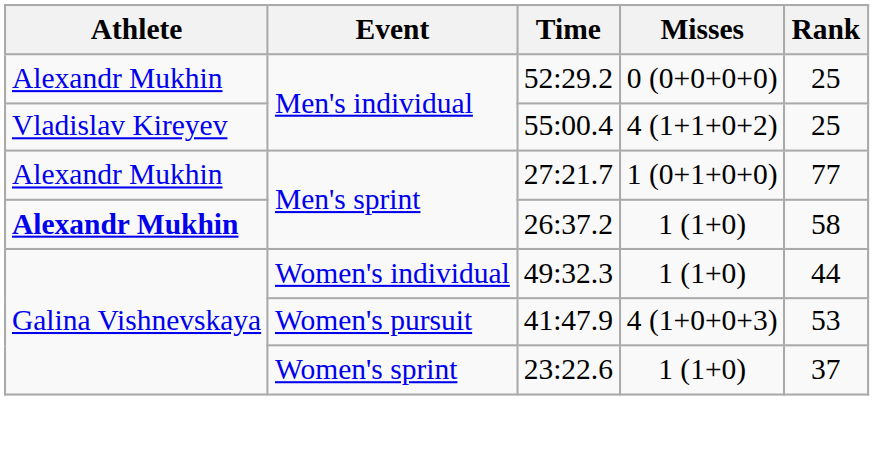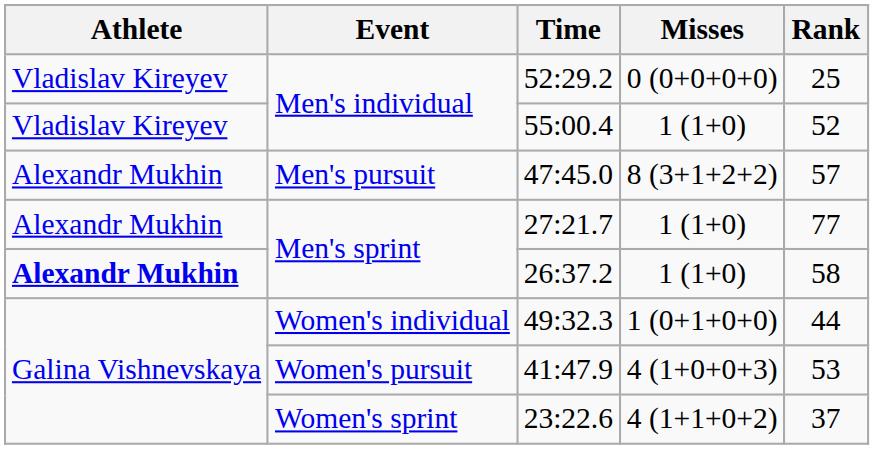(117, 77) Alexandr Mukhin -> (120, 77) Vladislav Kireyev
(702, 126) 4 (1+1+0+2) -> (702, 126) 1 (1+0)
(826, 126) 25 -> (826, 126) 52
+ row: (568, 175)
(702, 175) 1 (0+1+0+0) -> (702, 223) 1 (1+0)
(702, 272) 1 (1+0) -> (702, 321) 1 (0+1+0+0)
(702, 370) 1 (1+0) -> (702, 418) 4 (1+1+0+2)
